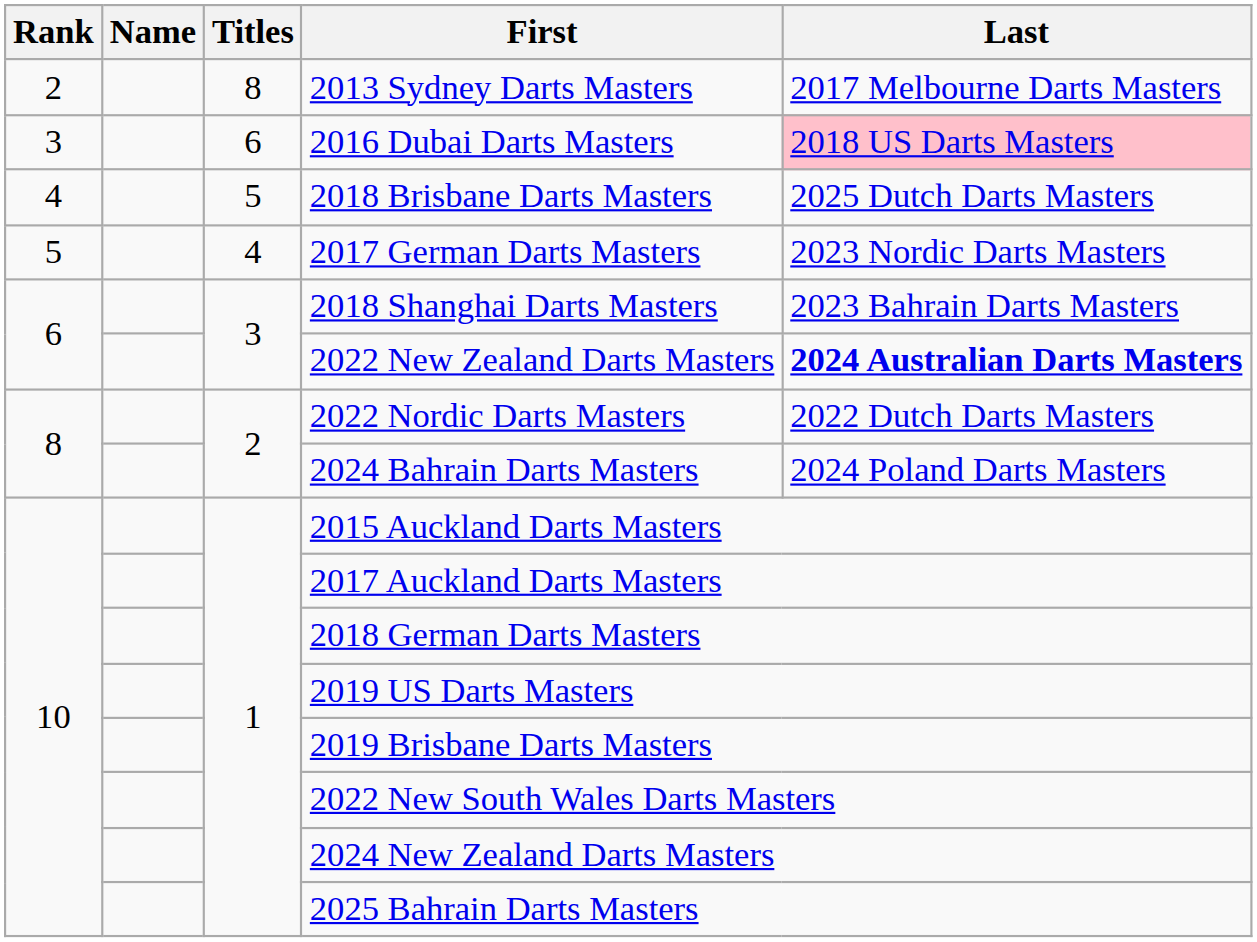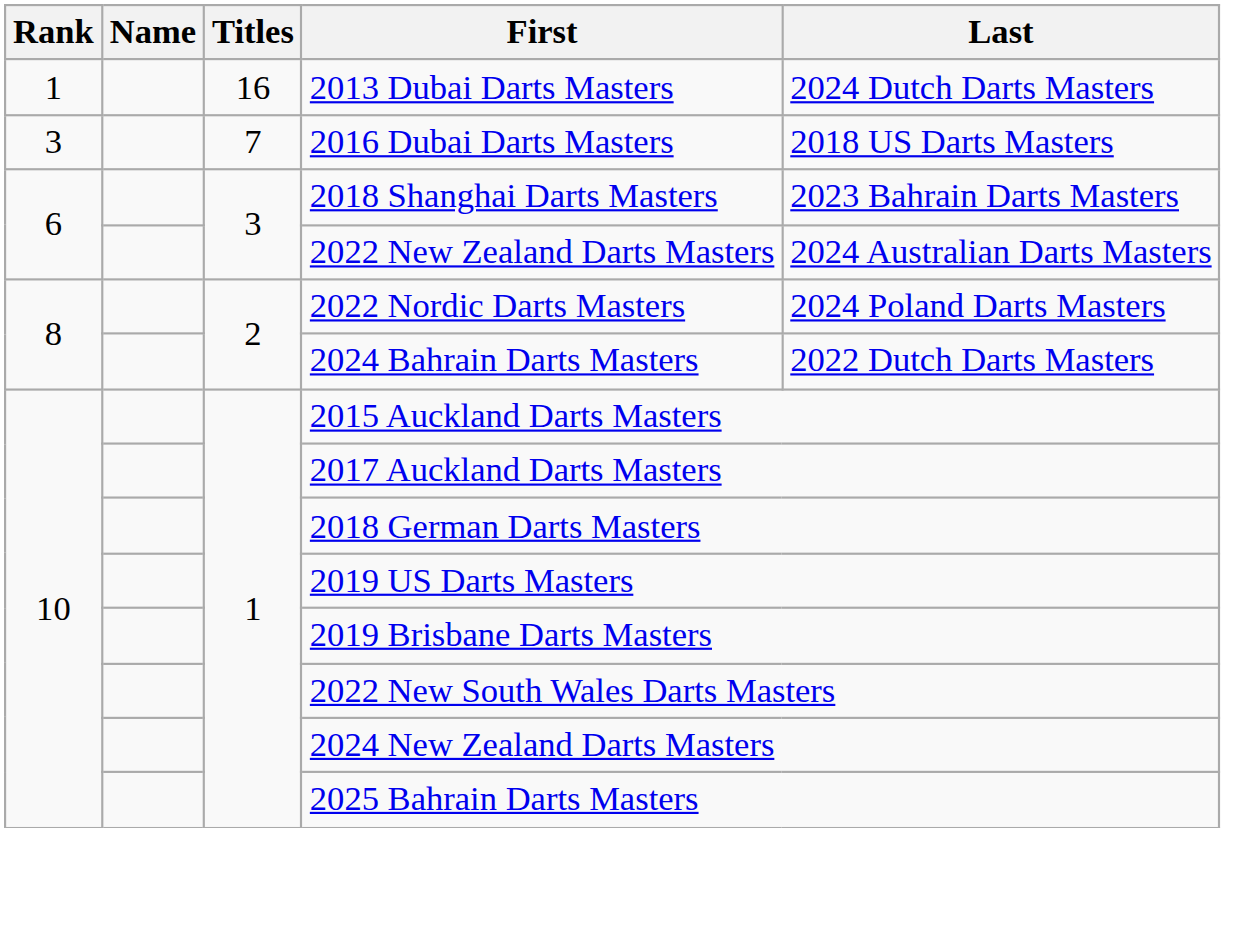+ row: (492, 86)
- row: (501, 86)
(253, 141) 6 -> (253, 141) 7
(952, 141) pink background -> (952, 141) no background
- row: (511, 196)
- row: (505, 251)
(1016, 360) bold -> (1001, 251) normal
(972, 415) 2022 Dutch Darts Masters -> (978, 305) 2024 Poland Darts Masters
(978, 470) 2024 Poland Darts Masters -> (972, 360) 2022 Dutch Darts Masters
